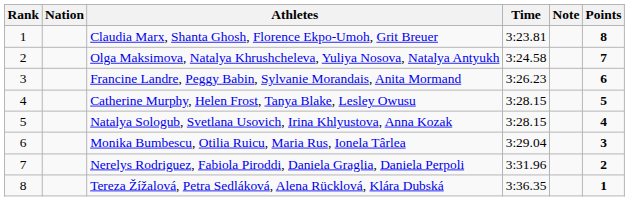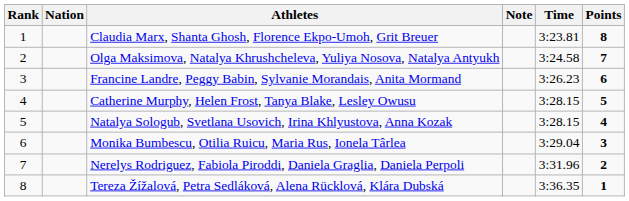columns swapped: (526, 15) <-> (566, 15)
